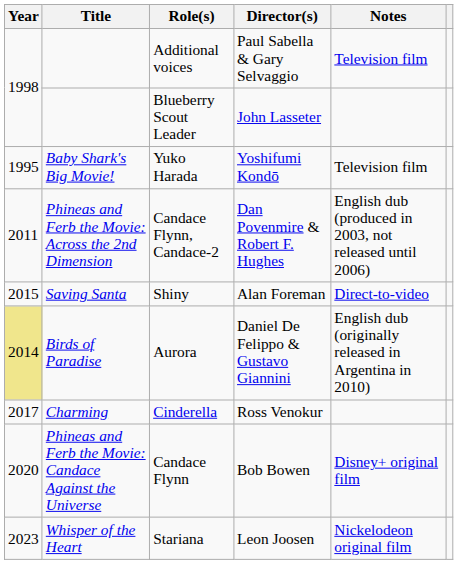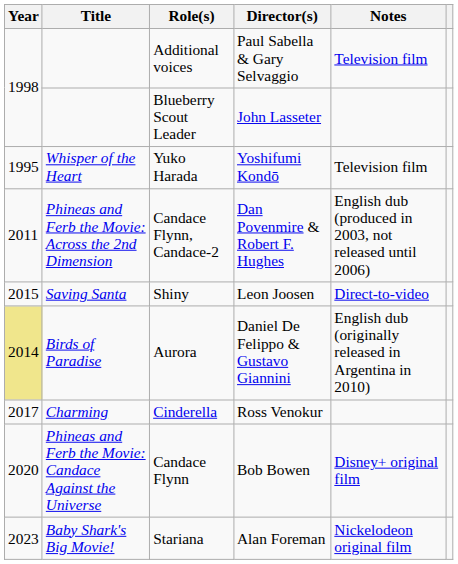(86, 167) Baby Shark's Big Movie! -> (91, 167) Whisper of the Heart
(281, 294) Alan Foreman -> (276, 294) Leon Joosen
(91, 538) Whisper of the Heart -> (86, 538) Baby Shark's Big Movie!
(276, 538) Leon Joosen -> (281, 538) Alan Foreman
